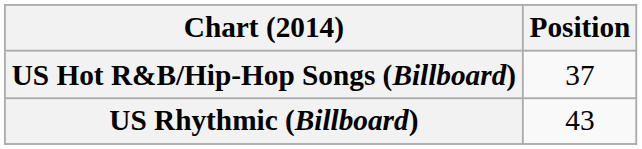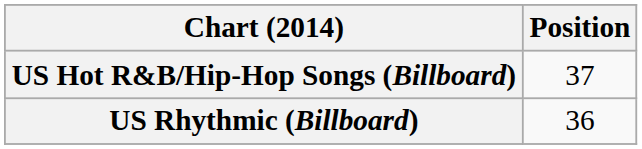(580, 120) 43 -> (580, 120) 36
